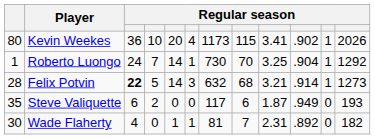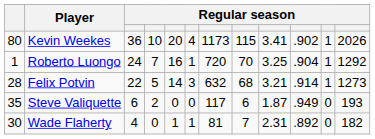(175, 61) 14 -> (175, 61) 16
(215, 61) 730 -> (215, 61) 720
(134, 82) bold -> (134, 82) normal
